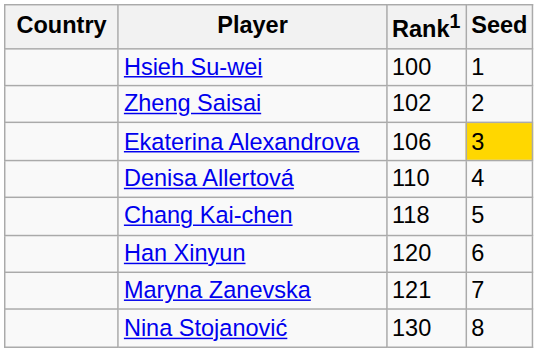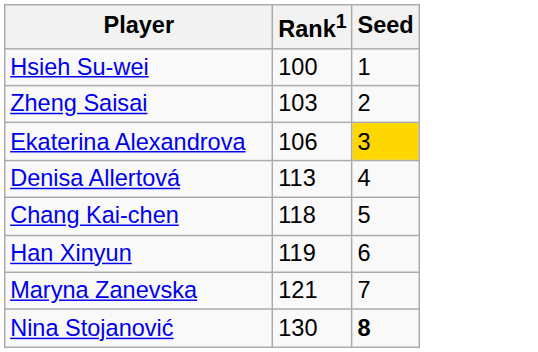- column: (62, 26)
(412, 104) 102 -> (298, 104) 103
(411, 178) 110 -> (297, 178) 113
(412, 253) 120 -> (297, 253) 119
(478, 327) normal -> (364, 327) bold
